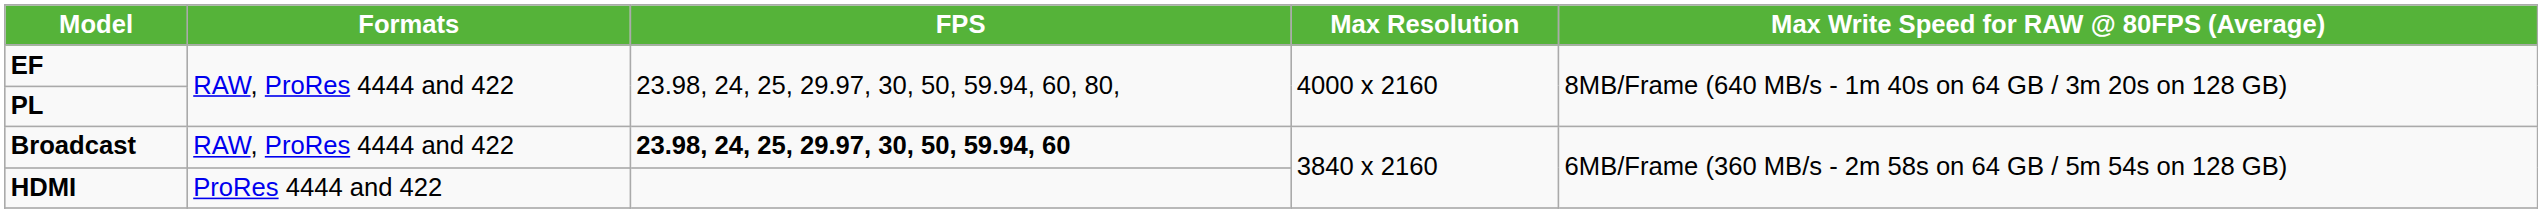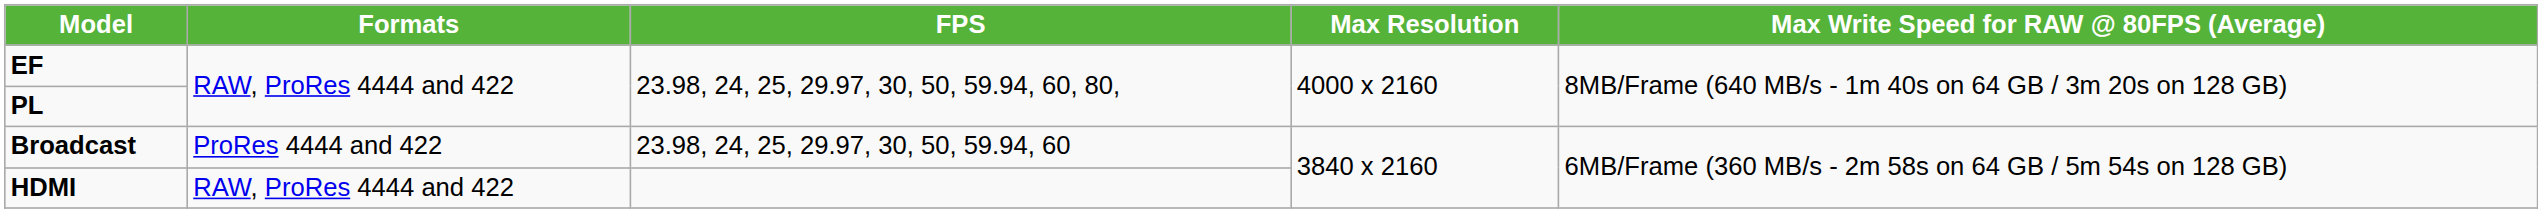(354, 146) RAW, ProRes 4444 and 422 -> (318, 146) ProRes 4444 and 422
(853, 146) bold -> (853, 146) normal
(318, 187) ProRes 4444 and 422 -> (354, 187) RAW, ProRes 4444 and 422
